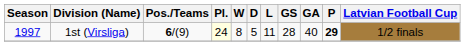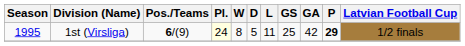(28, 31) 1997 -> (28, 31) 1995
(289, 31) 28 -> (289, 31) 25
(311, 31) 40 -> (311, 31) 42
